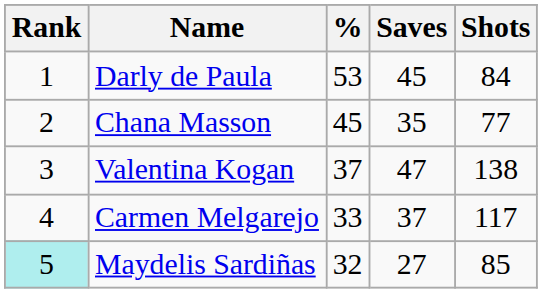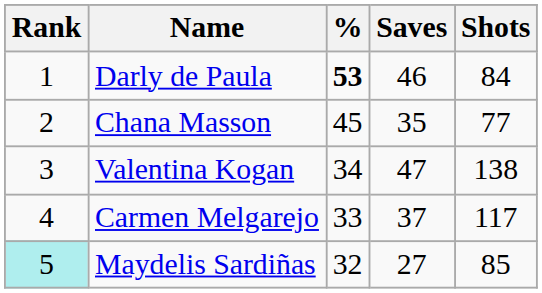(348, 75) normal -> (348, 75) bold
(412, 75) 45 -> (412, 75) 46
(348, 169) 37 -> (348, 169) 34
